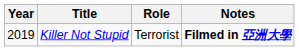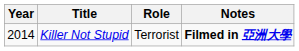(21, 34) 2019 -> (21, 34) 2014
